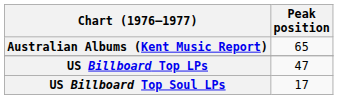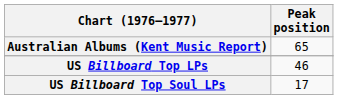(302, 66) 47 -> (302, 66) 46
